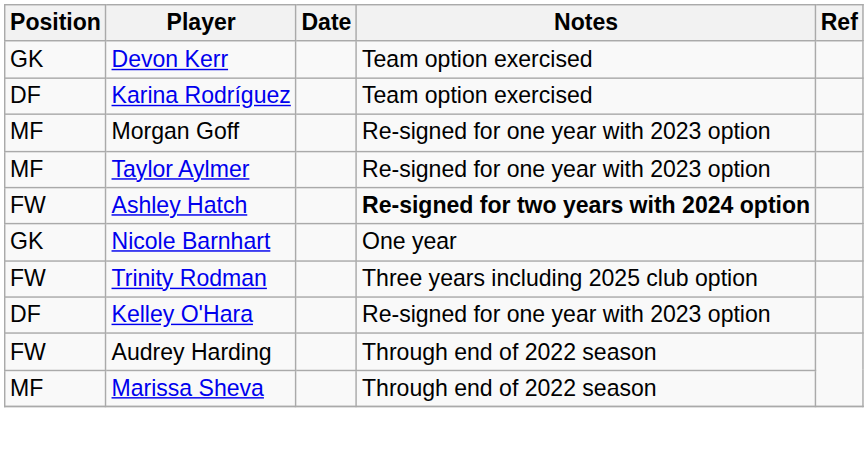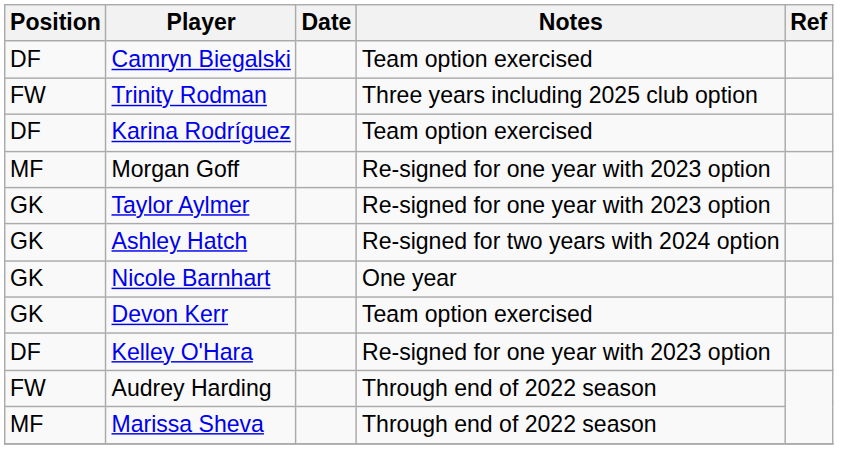+ row: (201, 59)
rows swapped: (170, 59) <-> (189, 278)
(27, 168) MF -> (27, 205) GK
(28, 205) FW -> (27, 242) GK
(586, 205) bold -> (571, 242) normal
